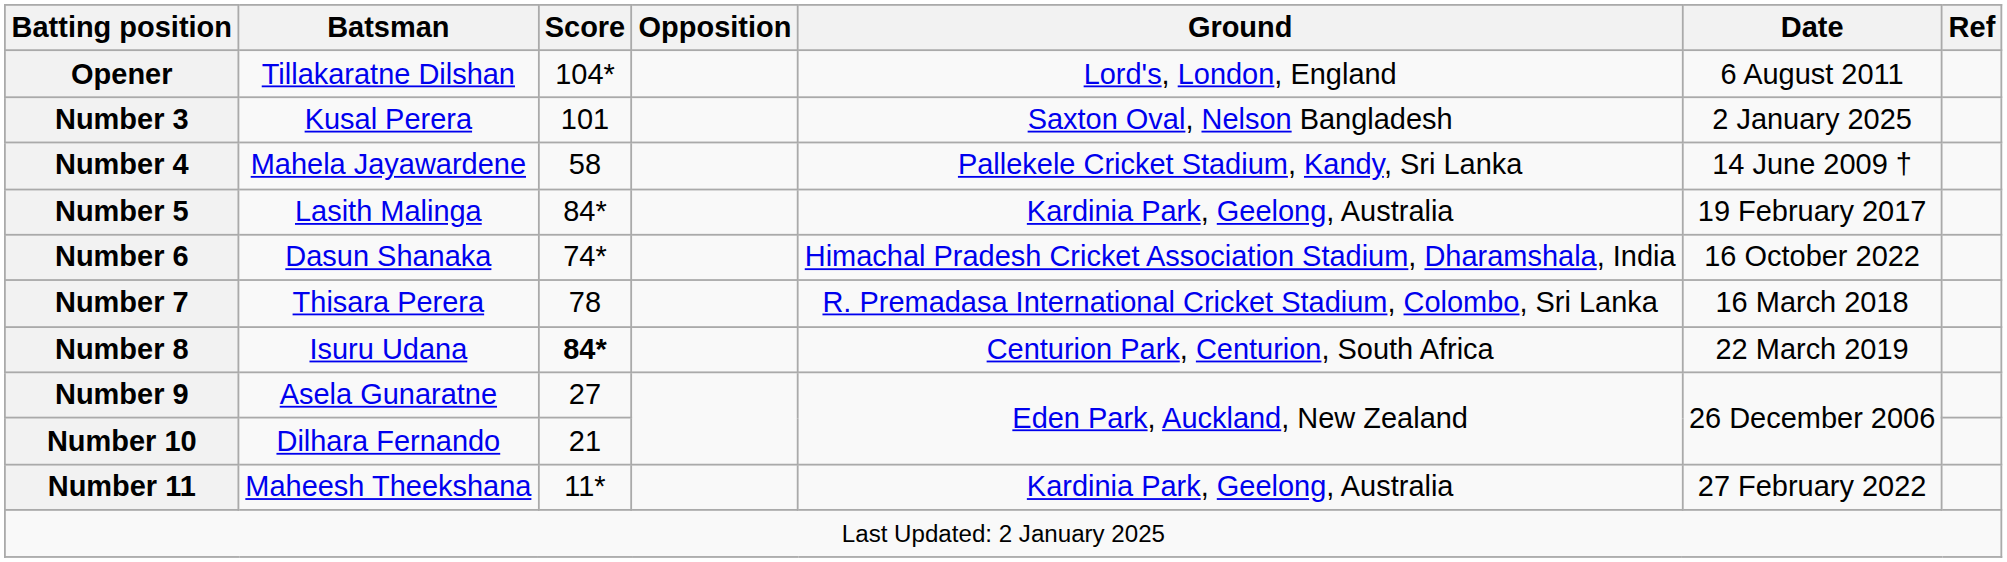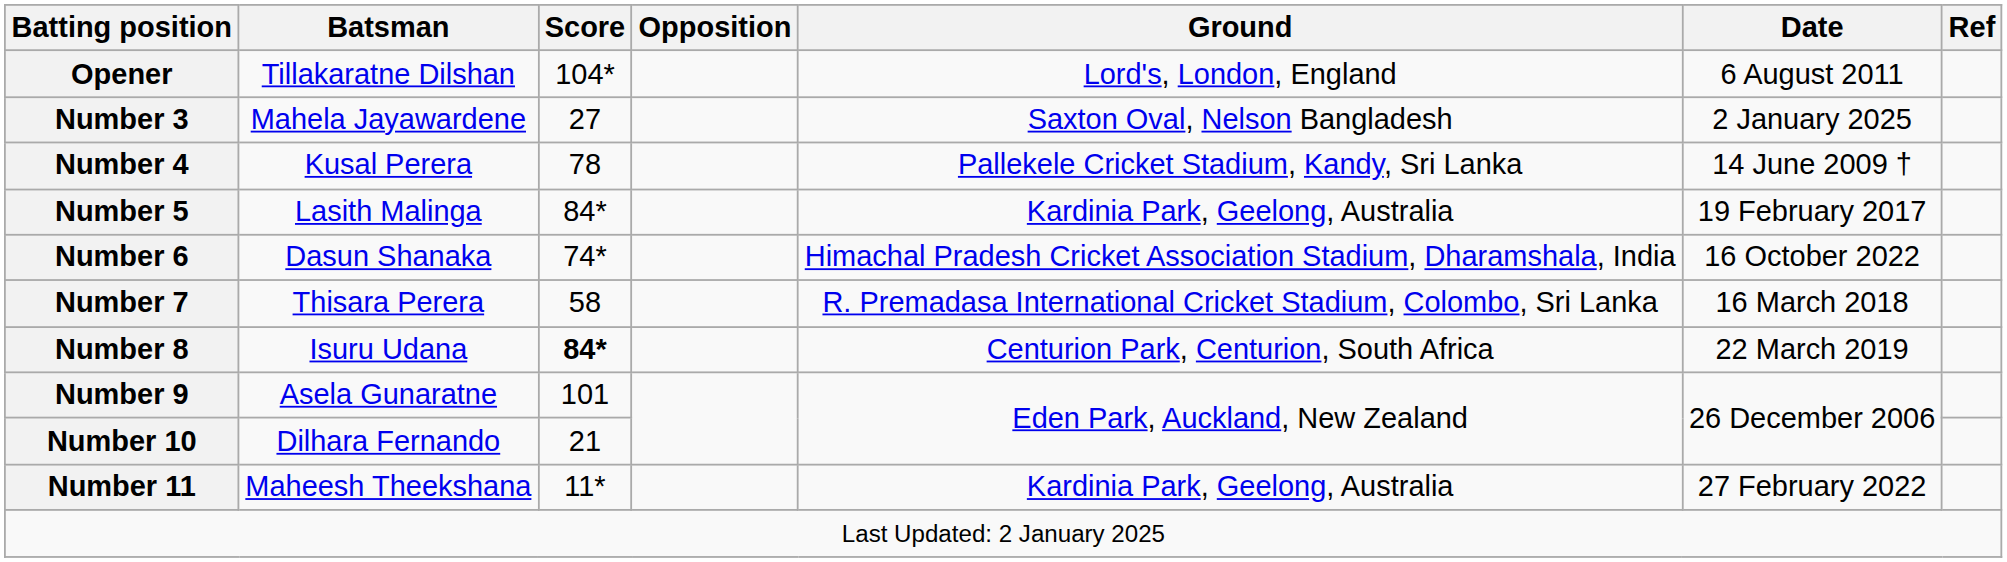(388, 119) Kusal Perera -> (388, 119) Mahela Jayawardene
(585, 119) 101 -> (585, 119) 27
(388, 165) Mahela Jayawardene -> (388, 165) Kusal Perera
(585, 165) 58 -> (585, 165) 78
(585, 303) 78 -> (585, 303) 58
(585, 394) 27 -> (585, 394) 101
